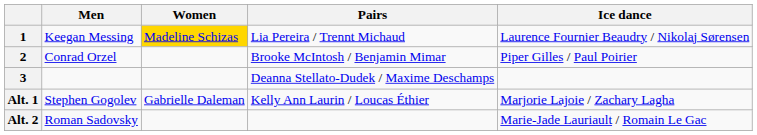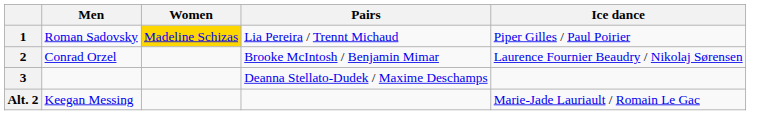(89, 36) Keegan Messing -> (91, 36) Roman Sadovsky
(625, 36) Laurence Fournier Beaudry / Nikolaj Sørensen -> (562, 36) Piper Gilles / Paul Poirier
(569, 57) Piper Gilles / Paul Poirier -> (618, 57) Laurence Fournier Beaudry / Nikolaj Sørensen
- row: (23, 99)
(91, 120) Roman Sadovsky -> (89, 99) Keegan Messing
